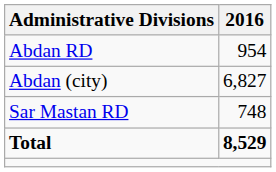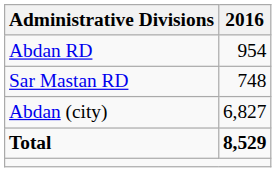rows swapped: (69, 111) <-> (58, 81)
